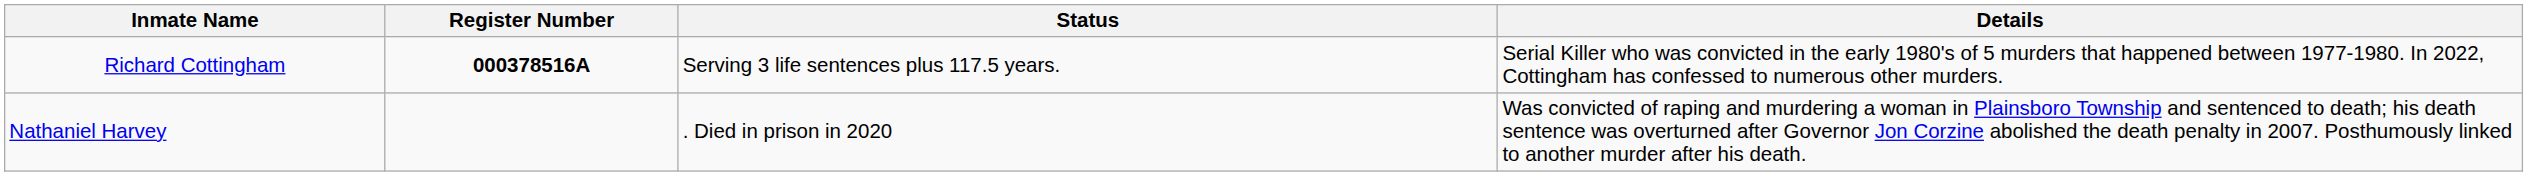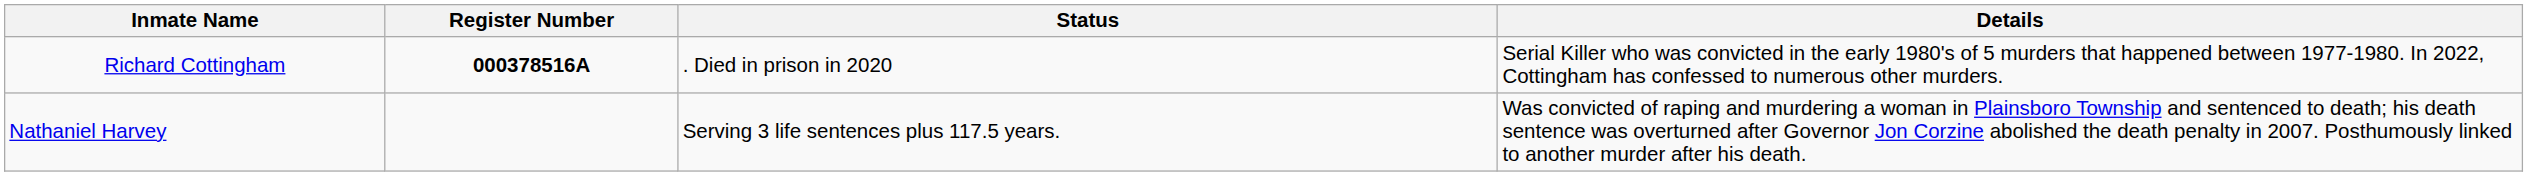(871, 64) Serving 3 life sentences plus 117.5 years. -> (787, 64) . Died in prison in 2020
(787, 131) . Died in prison in 2020 -> (871, 131) Serving 3 life sentences plus 117.5 years.
